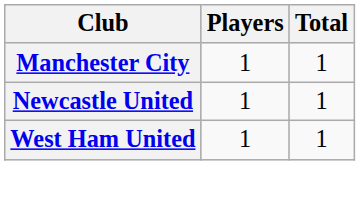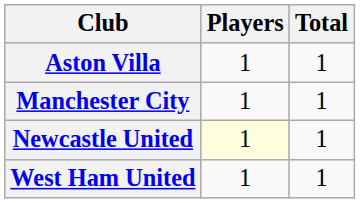+ row: (103, 62)
(245, 100) no background -> (245, 139) lightyellow background
